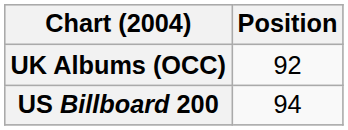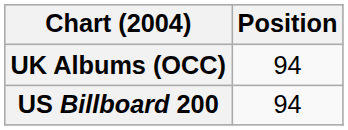(287, 64) 92 -> (287, 64) 94
